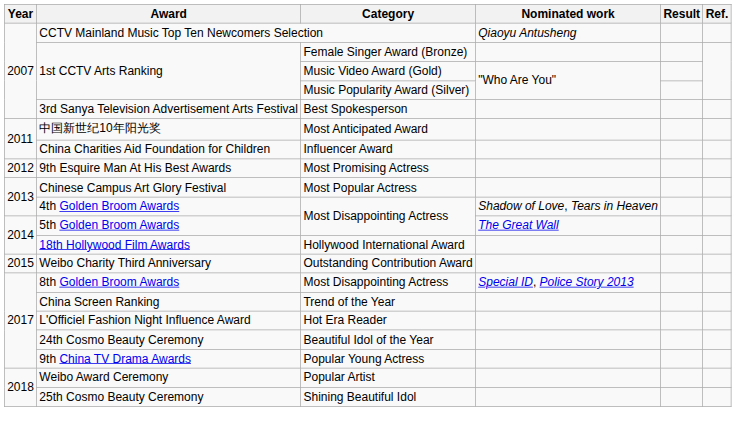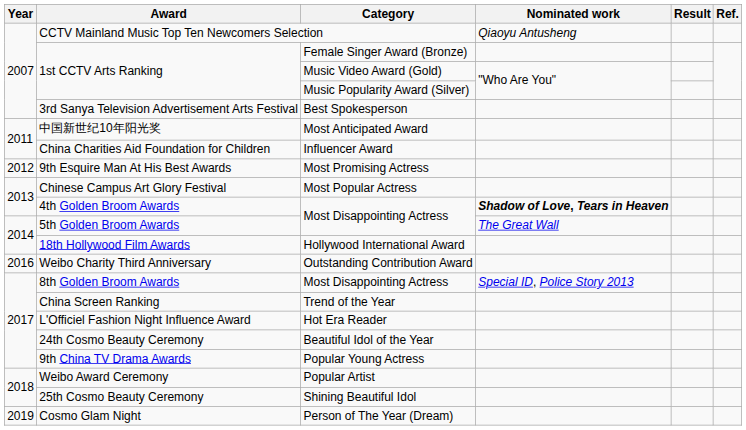(568, 206) normal -> (573, 206) bold
(20, 263) 2015 -> (20, 263) 2016
+ row: (90, 415)
